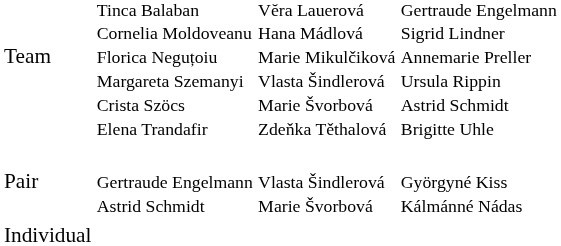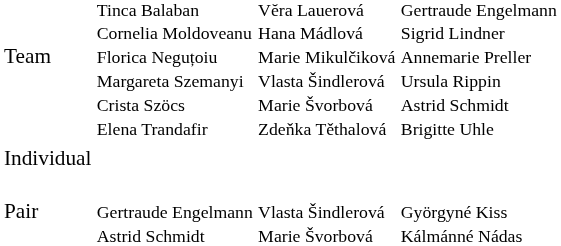rows swapped: (21, 181) <-> (48, 234)
